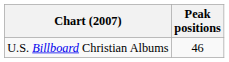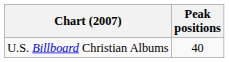(198, 47) 46 -> (198, 47) 40
